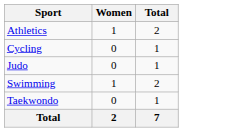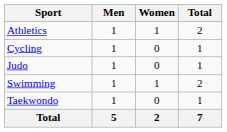+ column: (114, 13)
